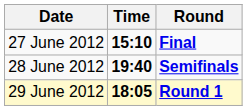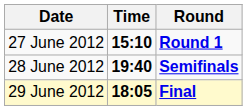(178, 42) Final -> (191, 42) Round 1
(191, 92) Round 1 -> (178, 92) Final
